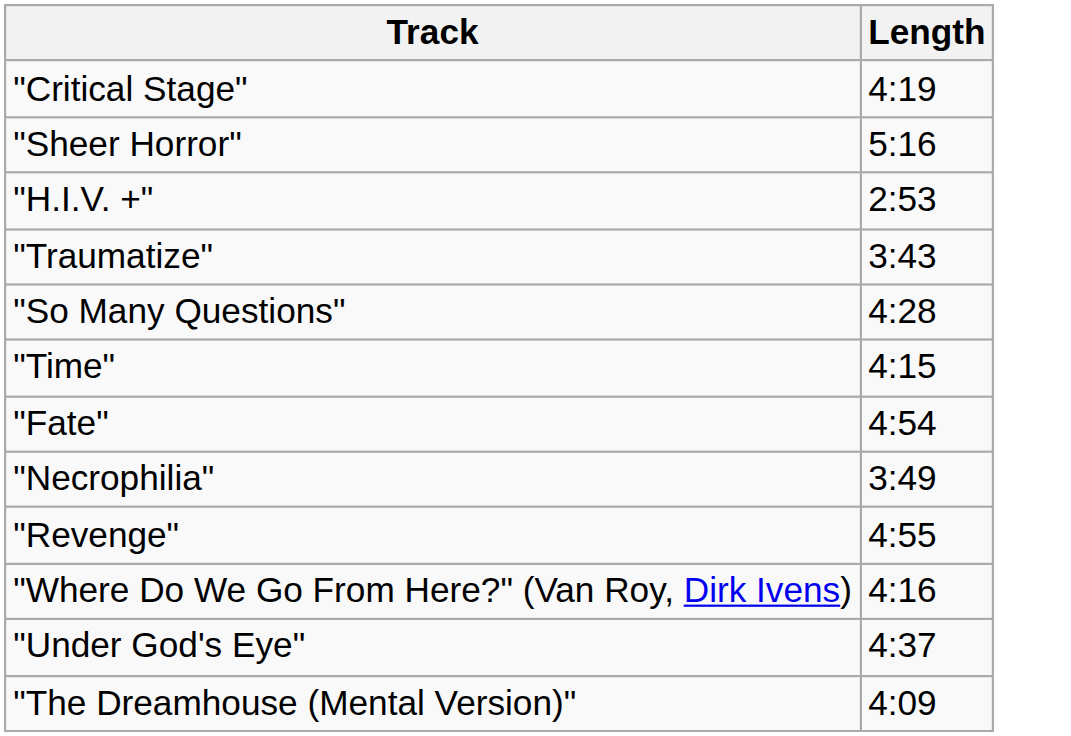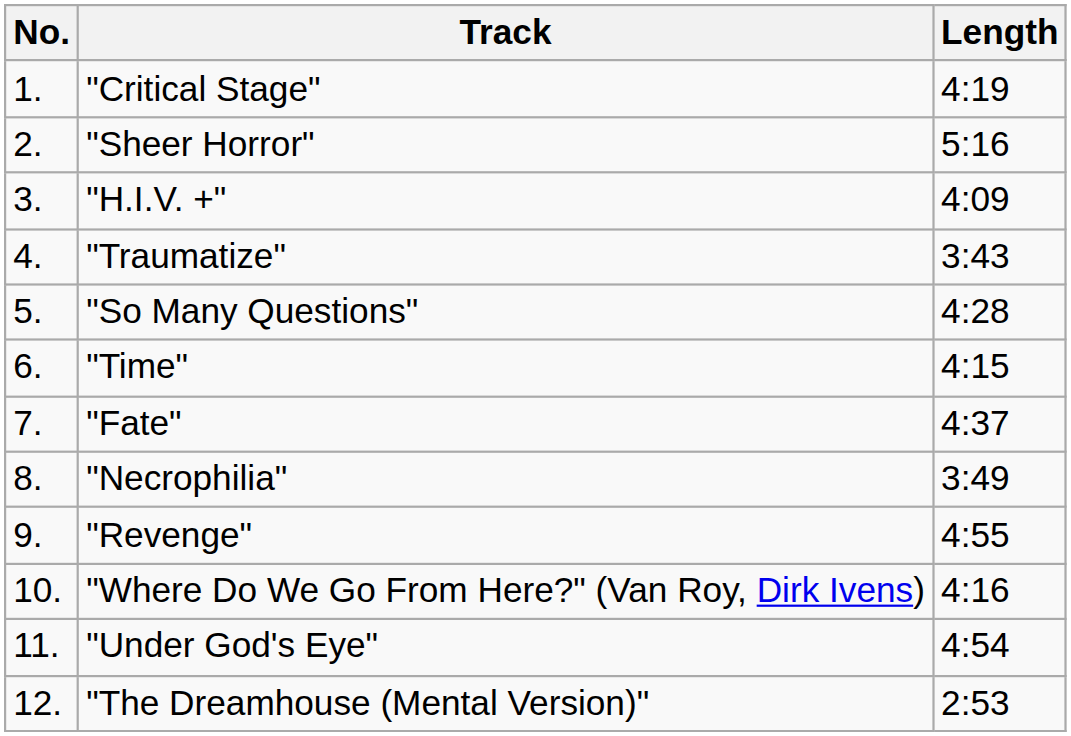+ column: (42, 32)
(902, 199) 2:53 -> (975, 199) 4:09
(902, 423) 4:54 -> (975, 423) 4:37
(902, 646) 4:37 -> (975, 646) 4:54
(902, 702) 4:09 -> (975, 702) 2:53
